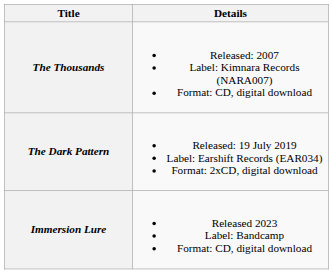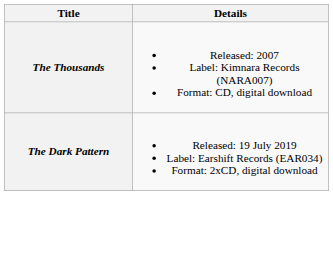- row: (69, 229)
